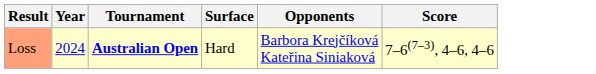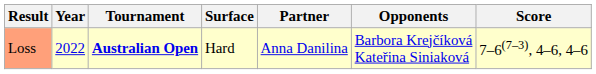+ column: (304, 16)
(70, 48) 2024 -> (70, 48) 2022
